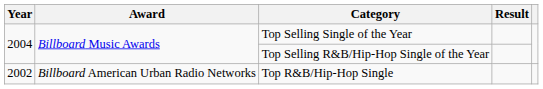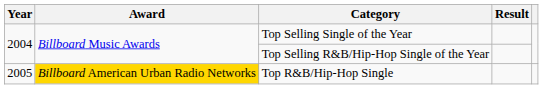(20, 73) 2002 -> (20, 73) 2005
(147, 73) no background -> (147, 73) gold background
